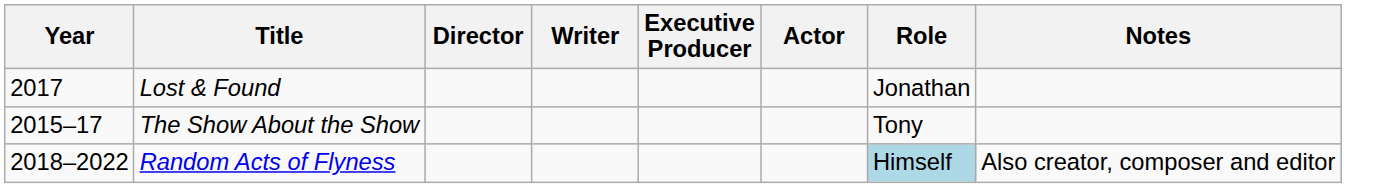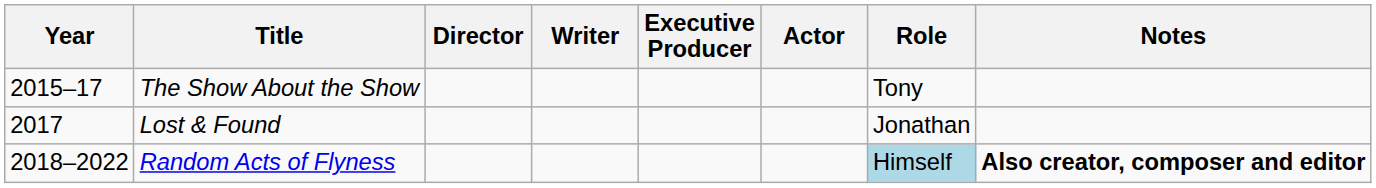rows swapped: (279, 125) <-> (210, 87)
(1158, 162) normal -> (1173, 162) bold
